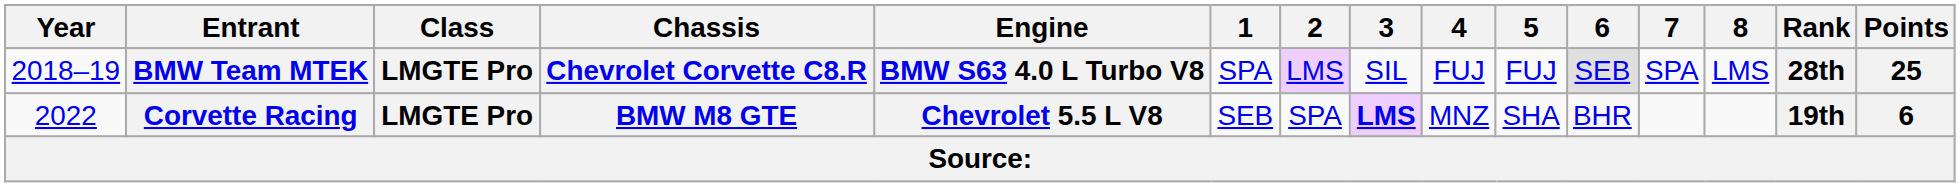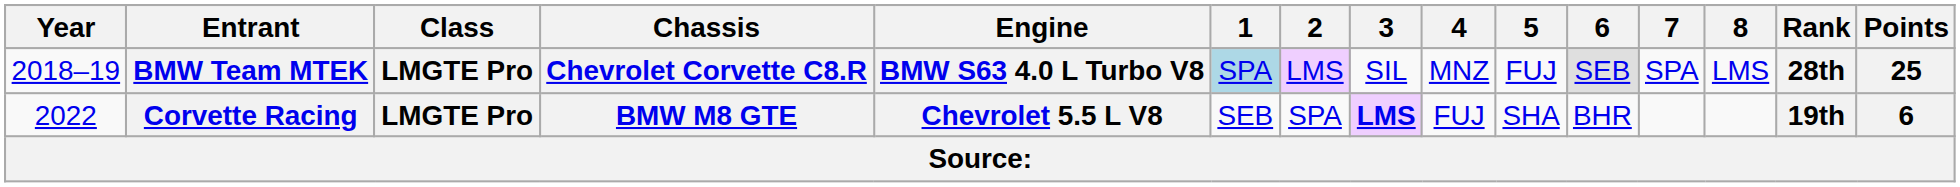(1245, 71) no background -> (1245, 71) lightblue background
(1459, 71) FUJ -> (1459, 71) MNZ
(1459, 114) MNZ -> (1459, 114) FUJ
